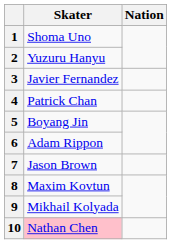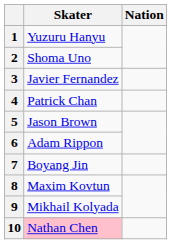(59, 36) Shoma Uno -> (66, 36) Yuzuru Hanyu
(66, 57) Yuzuru Hanyu -> (59, 57) Shoma Uno
(58, 121) Boyang Jin -> (62, 121) Jason Brown
(62, 164) Jason Brown -> (58, 164) Boyang Jin
